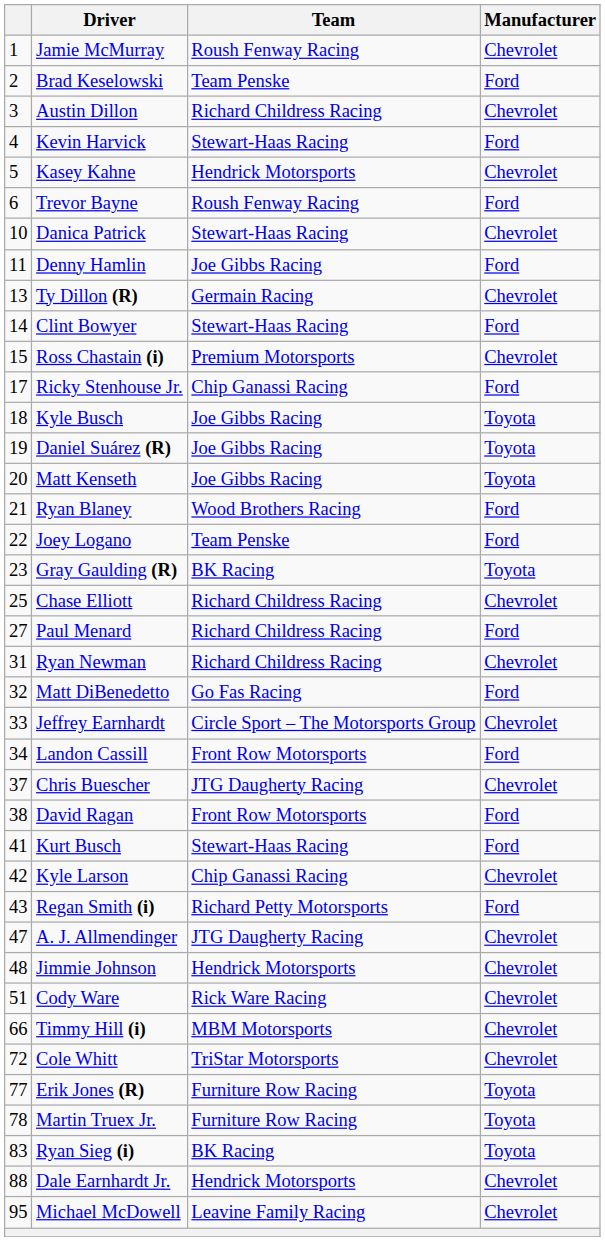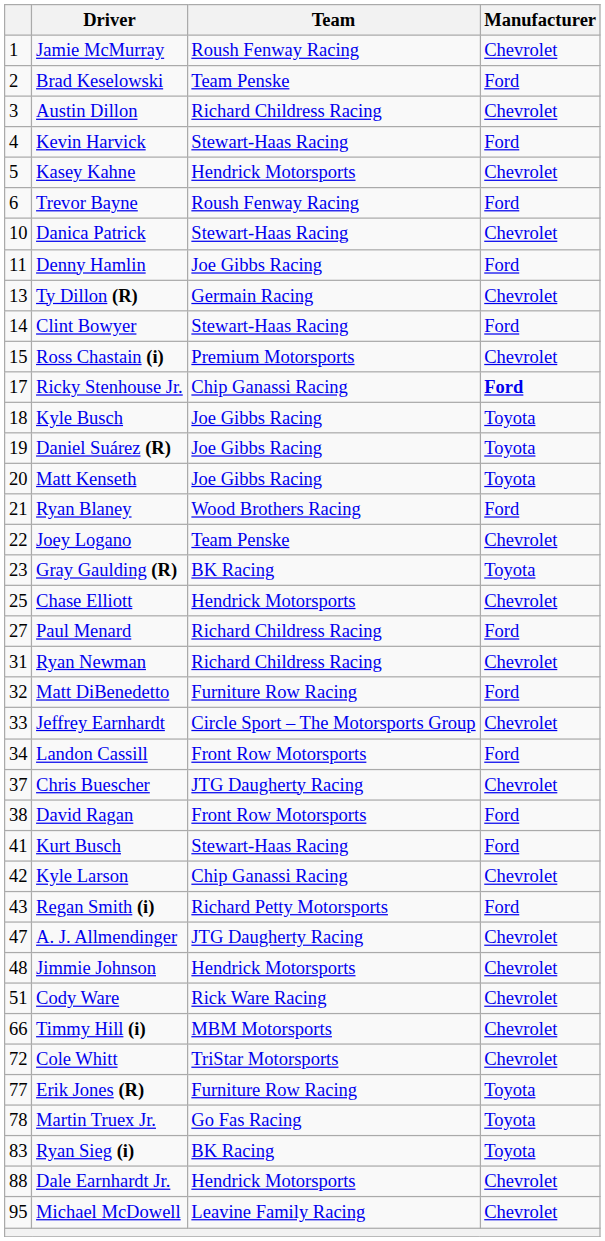(502, 386) normal -> (504, 386) bold
(502, 539) Ford -> (521, 539) Chevrolet
(287, 600) Richard Childress Racing -> (273, 600) Hendrick Motorsports
(246, 692) Go Fas Racing -> (274, 692) Furniture Row Racing
(274, 1120) Furniture Row Racing -> (246, 1120) Go Fas Racing
